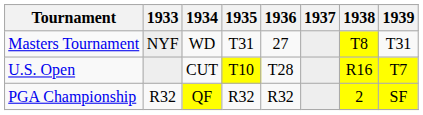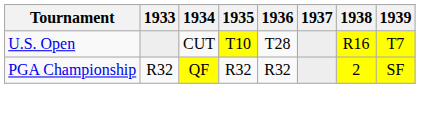- row: (74, 44)
